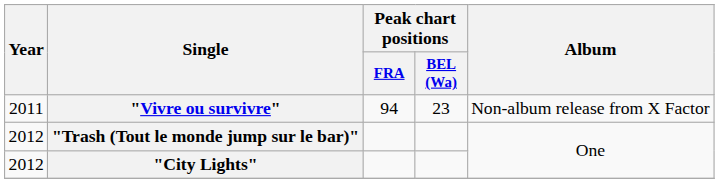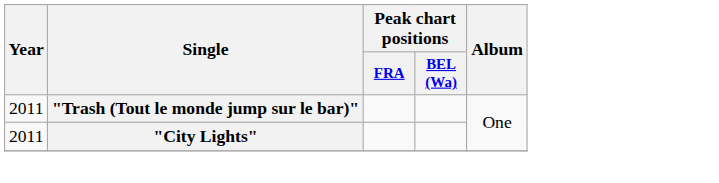- row: (206, 108)
(26, 136) 2012 -> (26, 108) 2011
(26, 164) 2012 -> (26, 136) 2011
